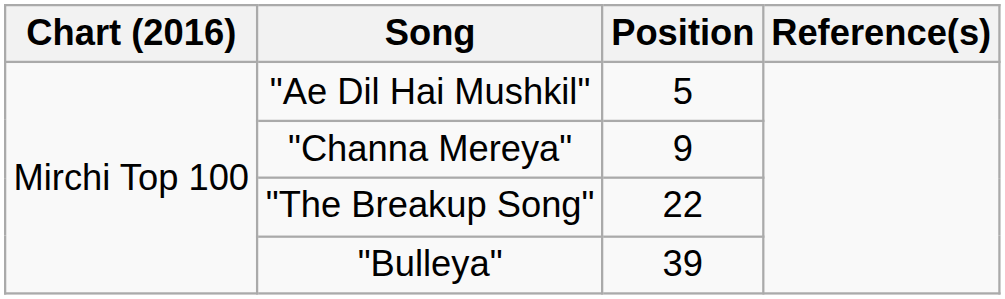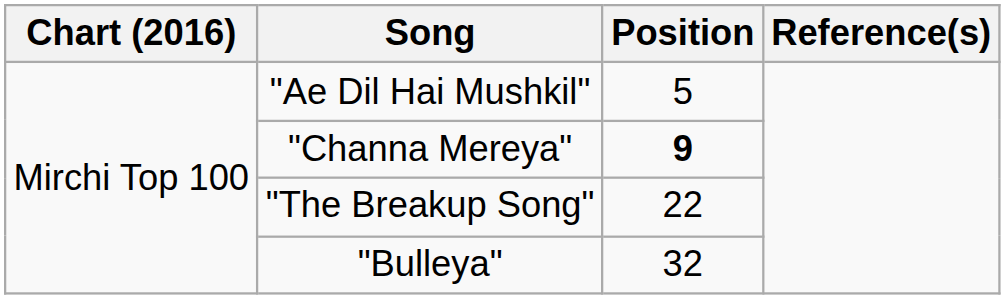(683, 148) normal -> (683, 148) bold
(683, 263) 39 -> (683, 263) 32
